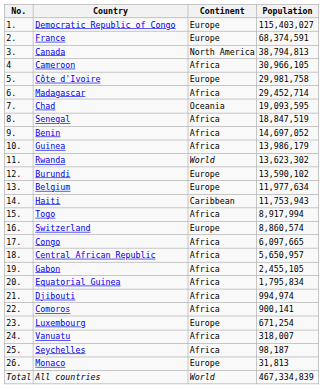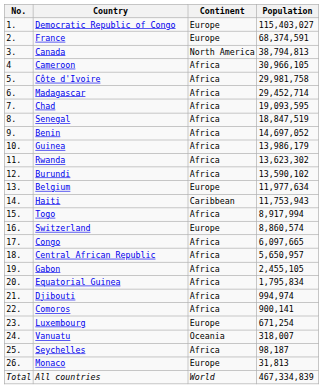(205, 79) Europe -> (205, 79) Africa
(207, 106) Oceania -> (205, 106) Africa
(202, 160) World -> (205, 160) Africa
(205, 174) Europe -> (205, 174) Africa
(205, 337) Africa -> (207, 337) Oceania
